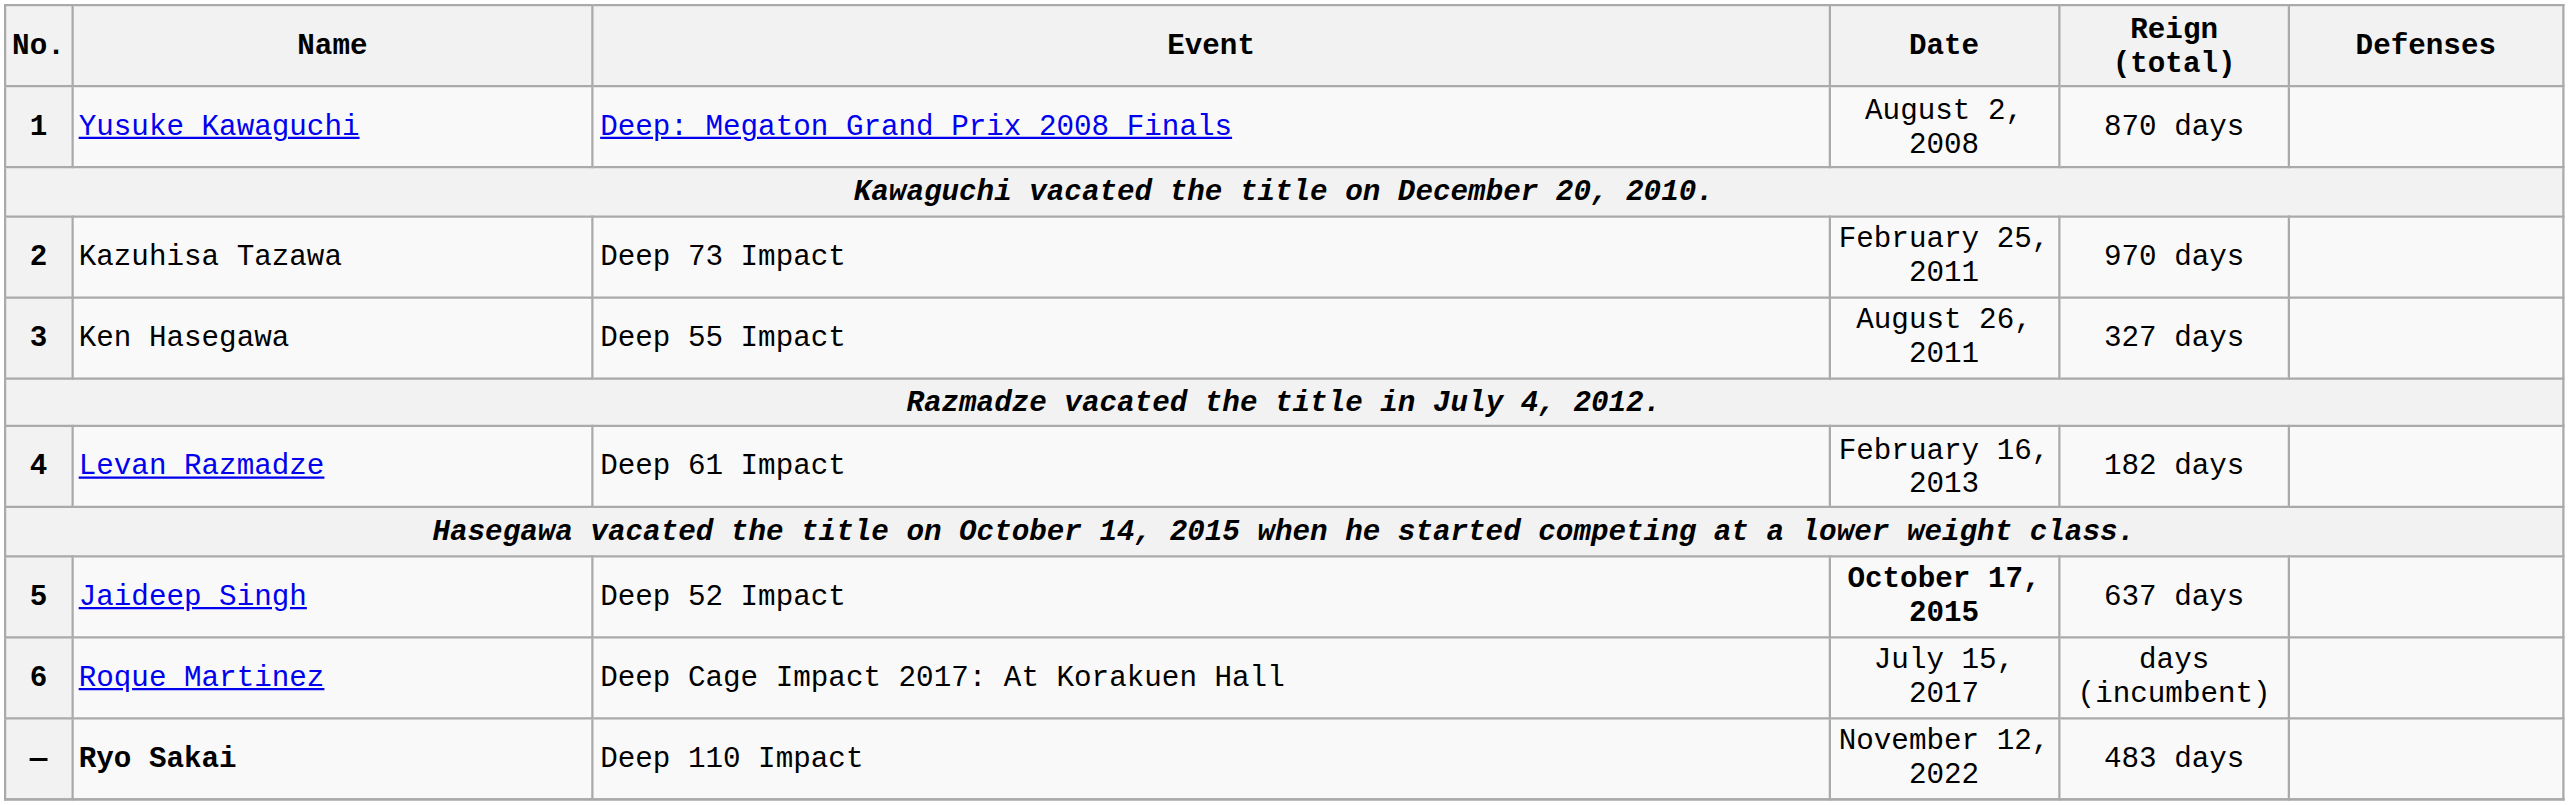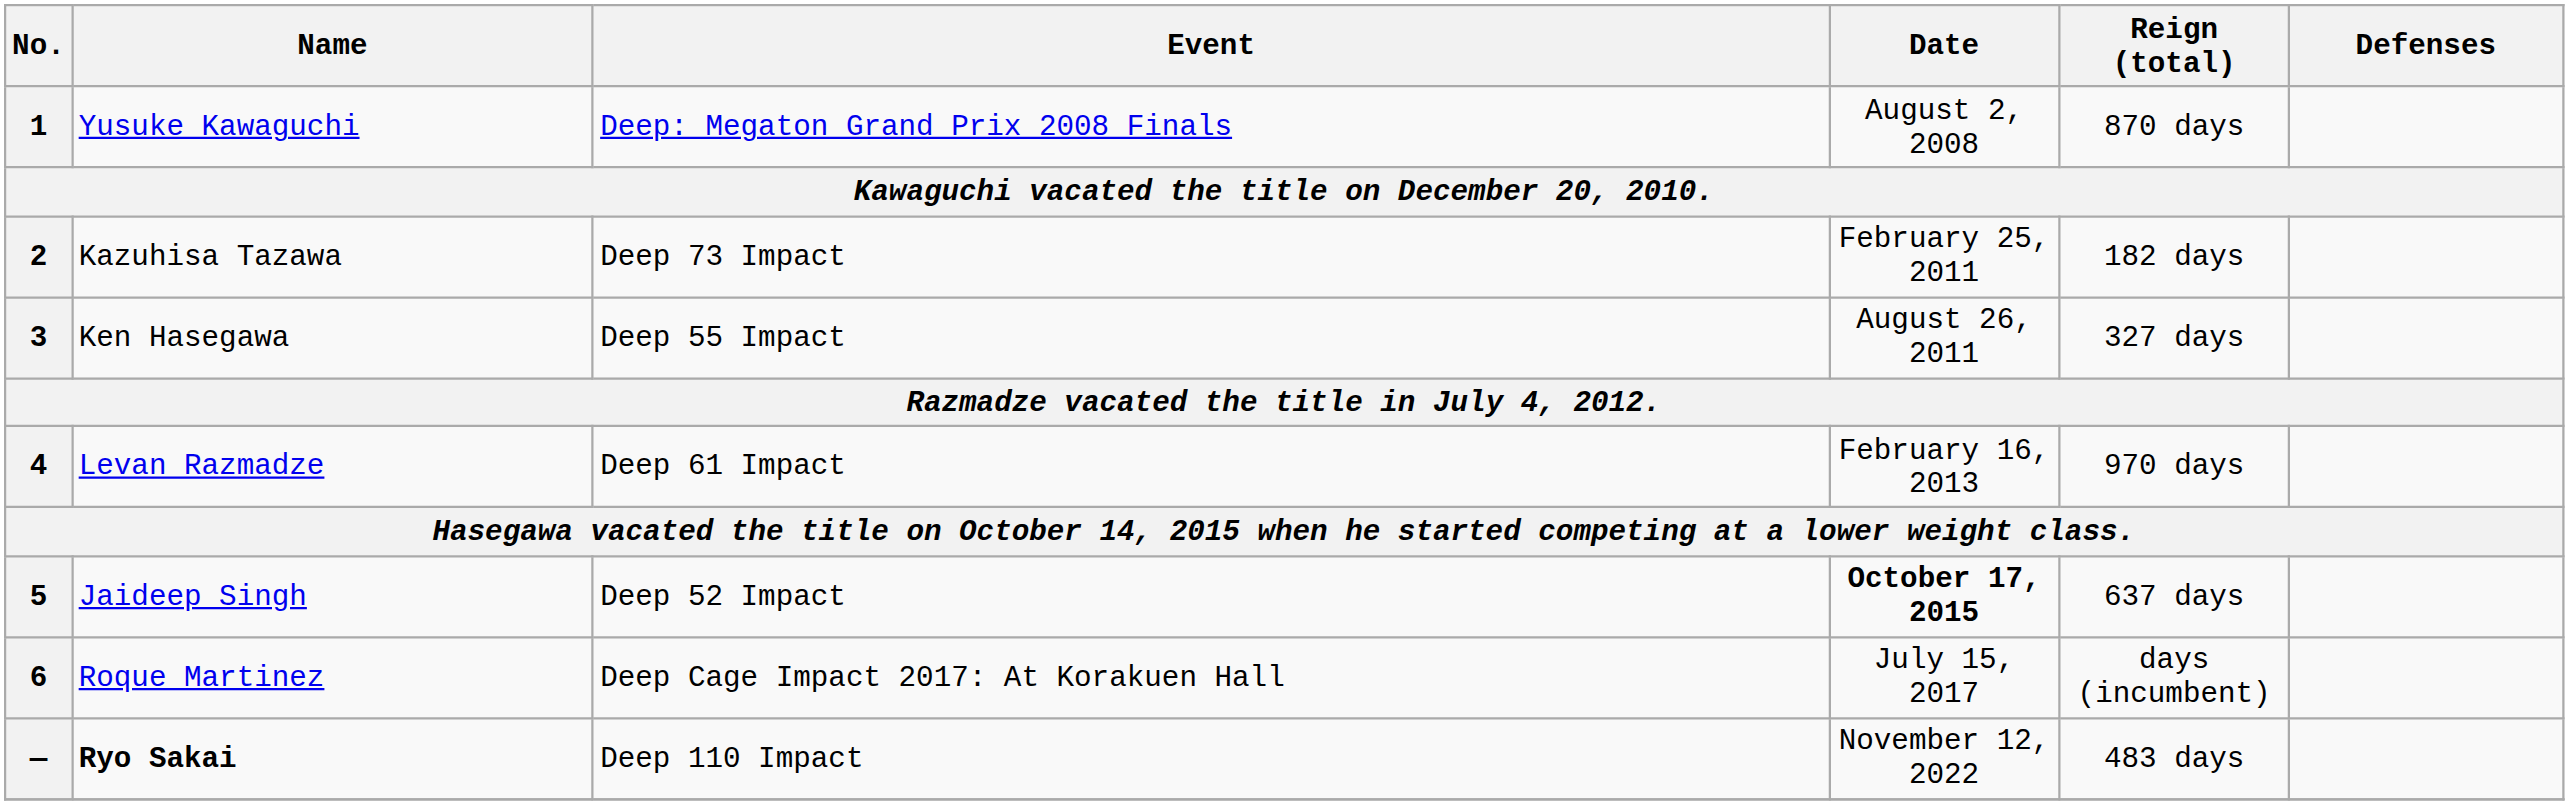(2174, 256) 970 days -> (2174, 256) 182 days
(2174, 467) 182 days -> (2174, 467) 970 days
